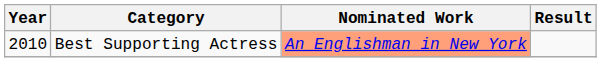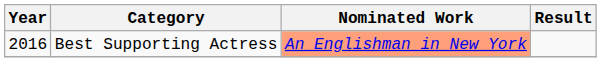(28, 44) 2010 -> (28, 44) 2016
